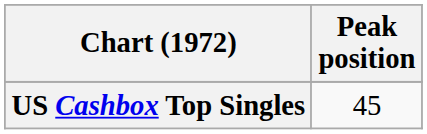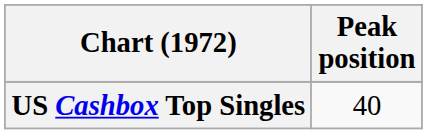(367, 104) 45 -> (367, 104) 40
